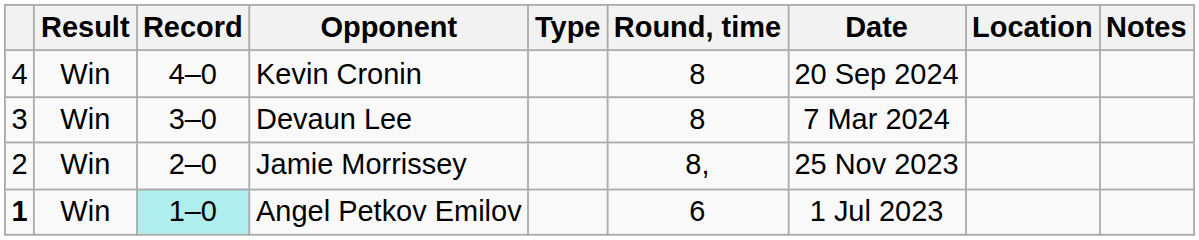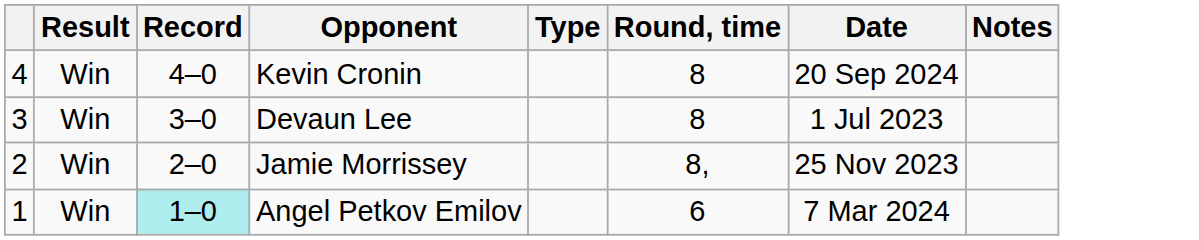- column: (1032, 27)
(877, 119) 7 Mar 2024 -> (877, 119) 1 Jul 2023
(20, 211) bold -> (20, 211) normal
(877, 211) 1 Jul 2023 -> (877, 211) 7 Mar 2024
